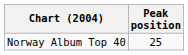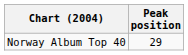(156, 42) 25 -> (156, 42) 29
